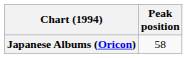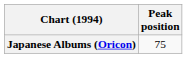(160, 44) 58 -> (160, 44) 75
